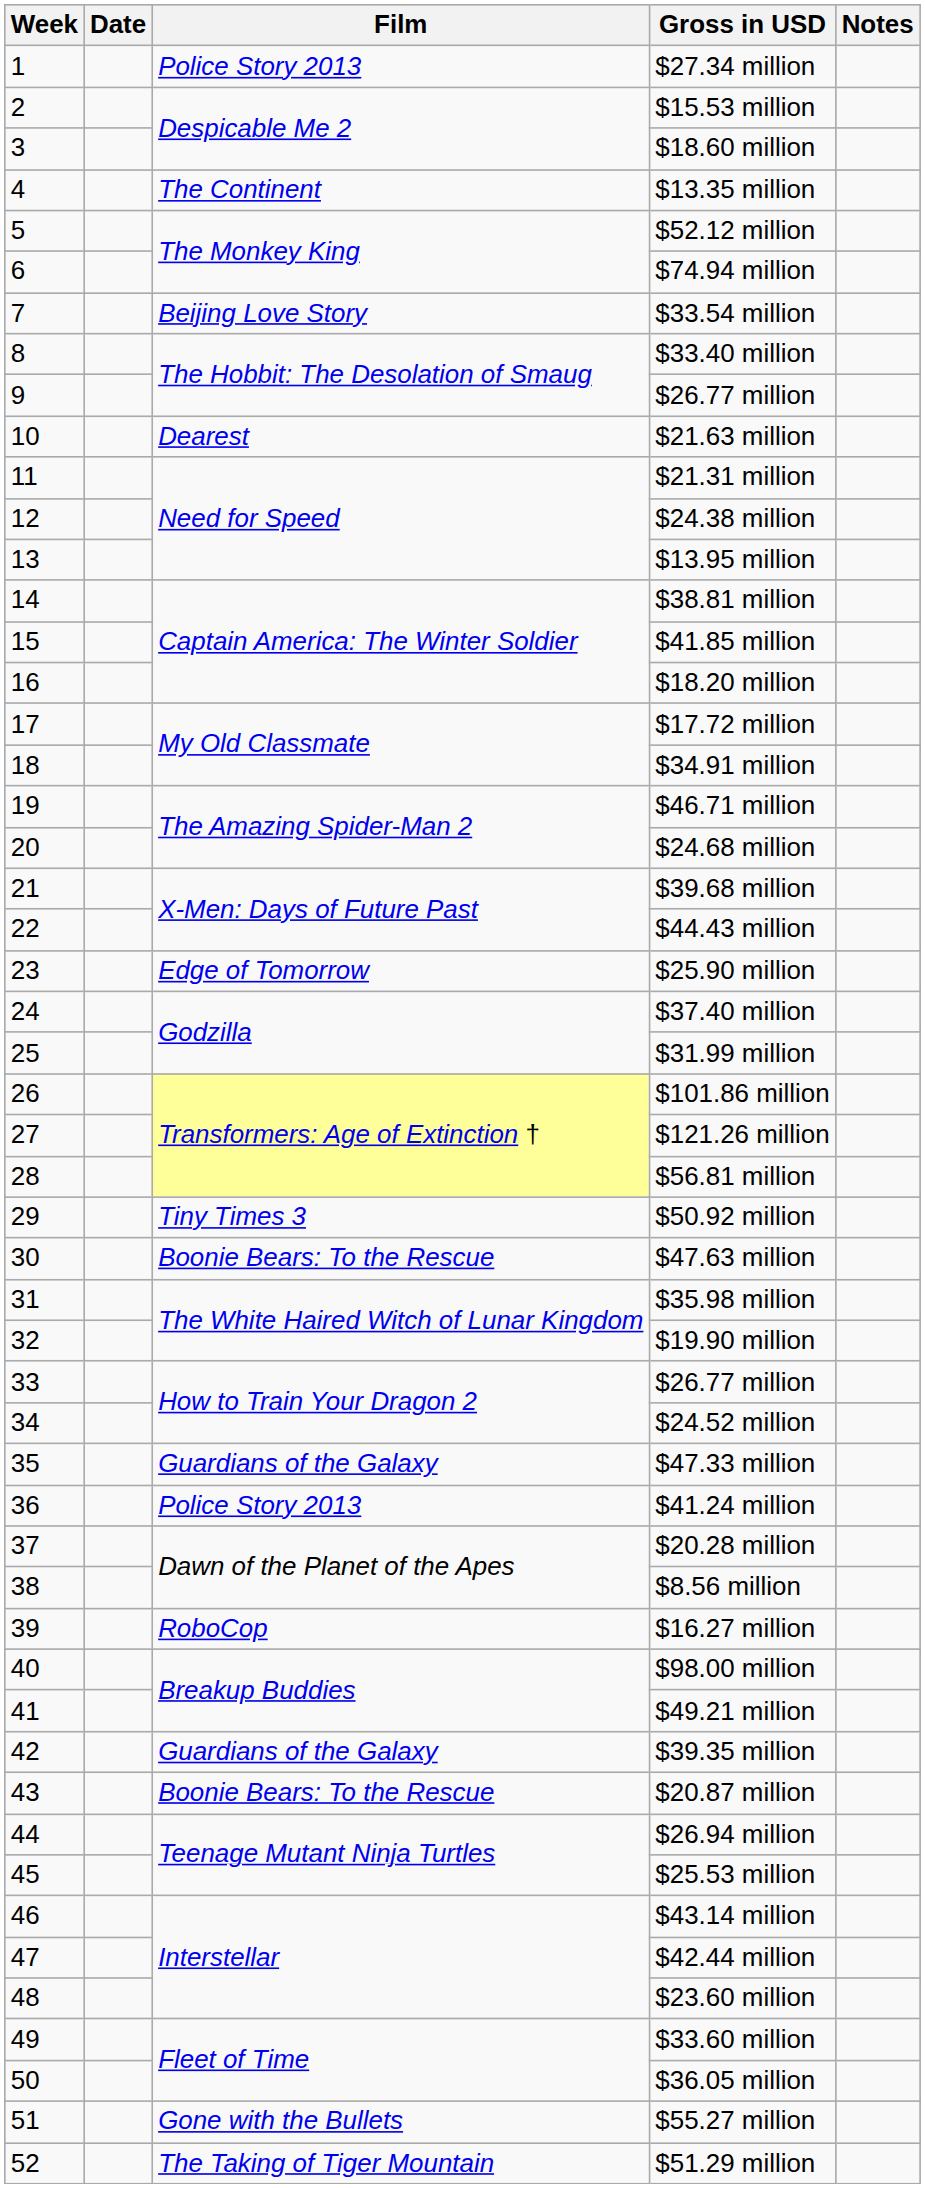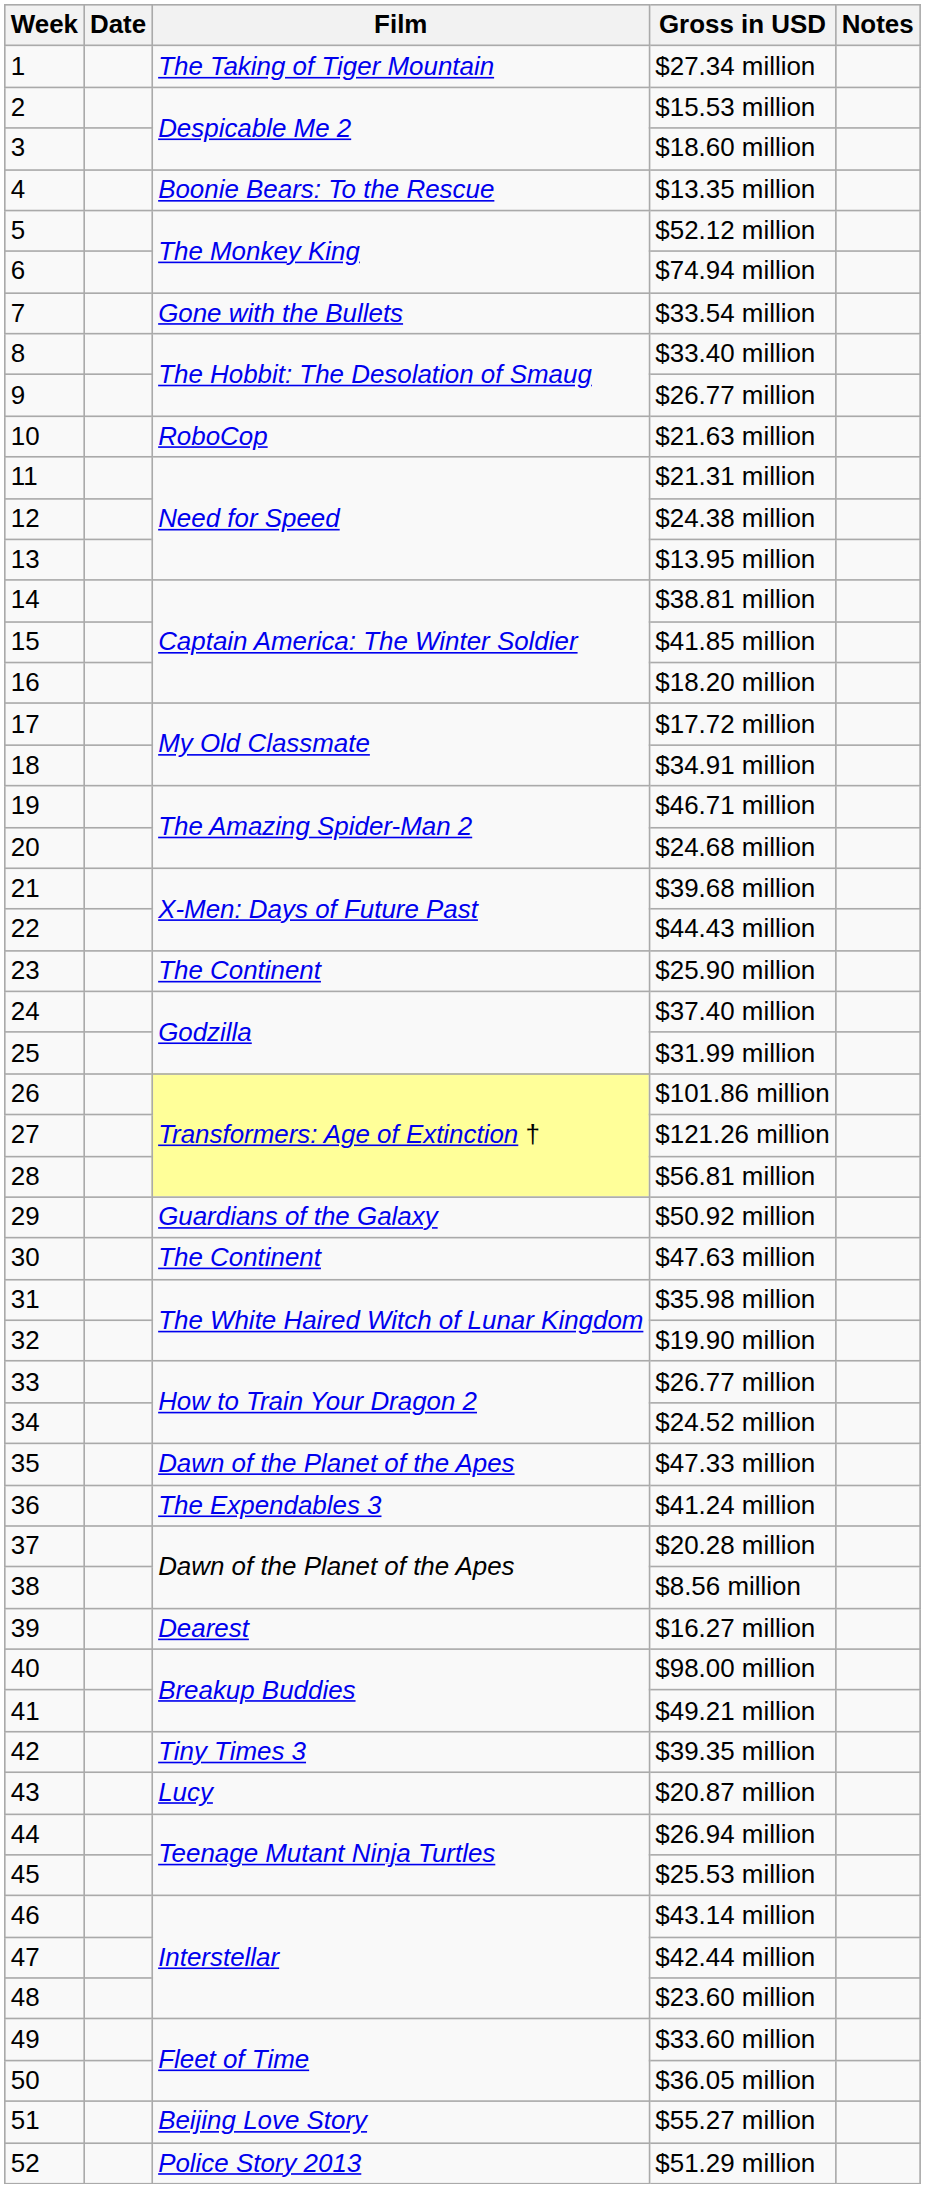(260, 66) Police Story 2013 -> (326, 66) The Taking of Tiger Mountain
(240, 189) The Continent -> (326, 189) Boonie Bears: To the Rescue
(263, 312) Beijing Love Story -> (281, 312) Gone with the Bullets
(204, 436) Dearest -> (213, 436) RoboCop
(264, 970) Edge of Tomorrow -> (240, 970) The Continent
(232, 1217) Tiny Times 3 -> (298, 1217) Guardians of the Galaxy
(326, 1258) Boonie Bears: To the Rescue -> (240, 1258) The Continent
(298, 1463) Guardians of the Galaxy -> (336, 1463) Dawn of the Planet of the Apes
(260, 1504) Police Story 2013 -> (270, 1504) The Expendables 3
(213, 1628) RoboCop -> (204, 1628) Dearest
(298, 1751) Guardians of the Galaxy -> (232, 1751) Tiny Times 3
(326, 1792) Boonie Bears: To the Rescue -> (186, 1792) Lucy
(281, 2121) Gone with the Bullets -> (263, 2121) Beijing Love Story
(326, 2162) The Taking of Tiger Mountain -> (260, 2162) Police Story 2013
